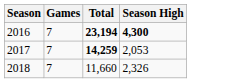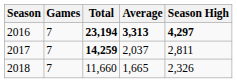+ column: (143, 13)
(135, 31) 4,300 -> (181, 31) 4,297
(135, 50) 2,053 -> (181, 50) 2,811
